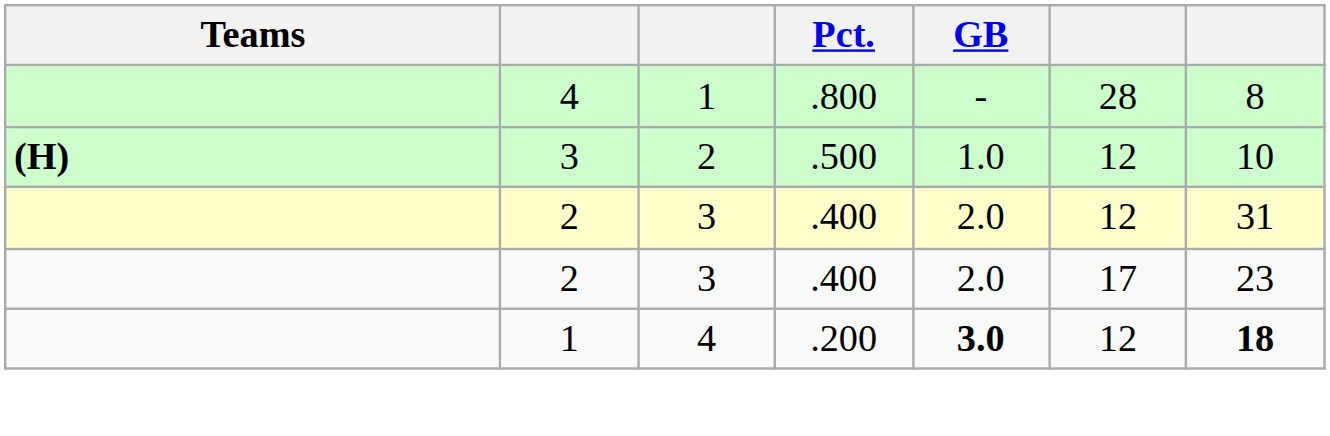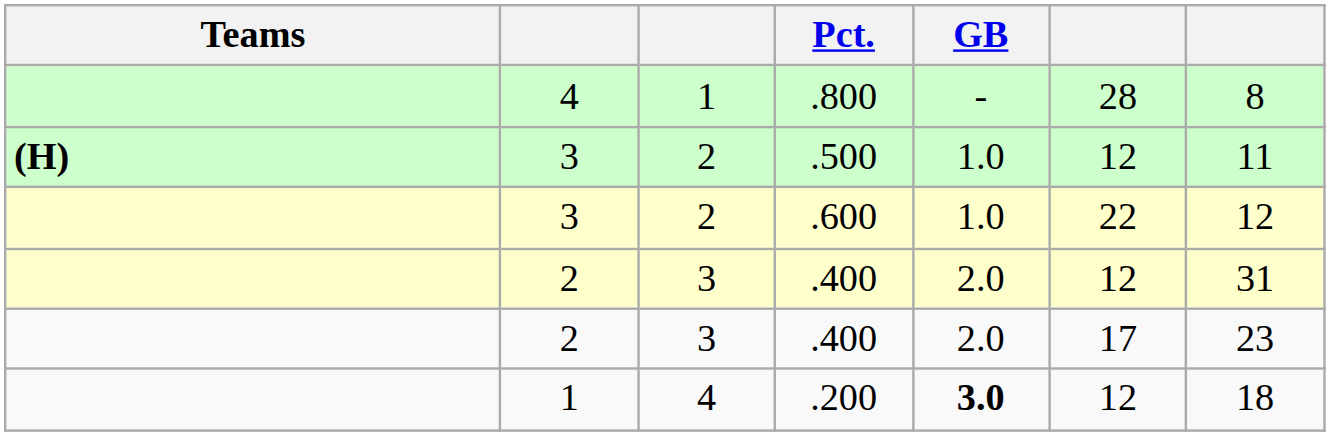(1255, 156) 10 -> (1255, 156) 11
+ row: (569, 216)
(1255, 338) bold -> (1255, 398) normal
